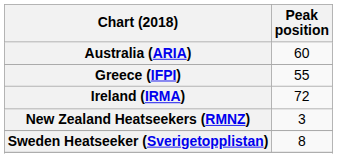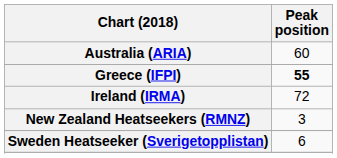(302, 75) normal -> (302, 75) bold
(302, 141) 8 -> (302, 141) 6
